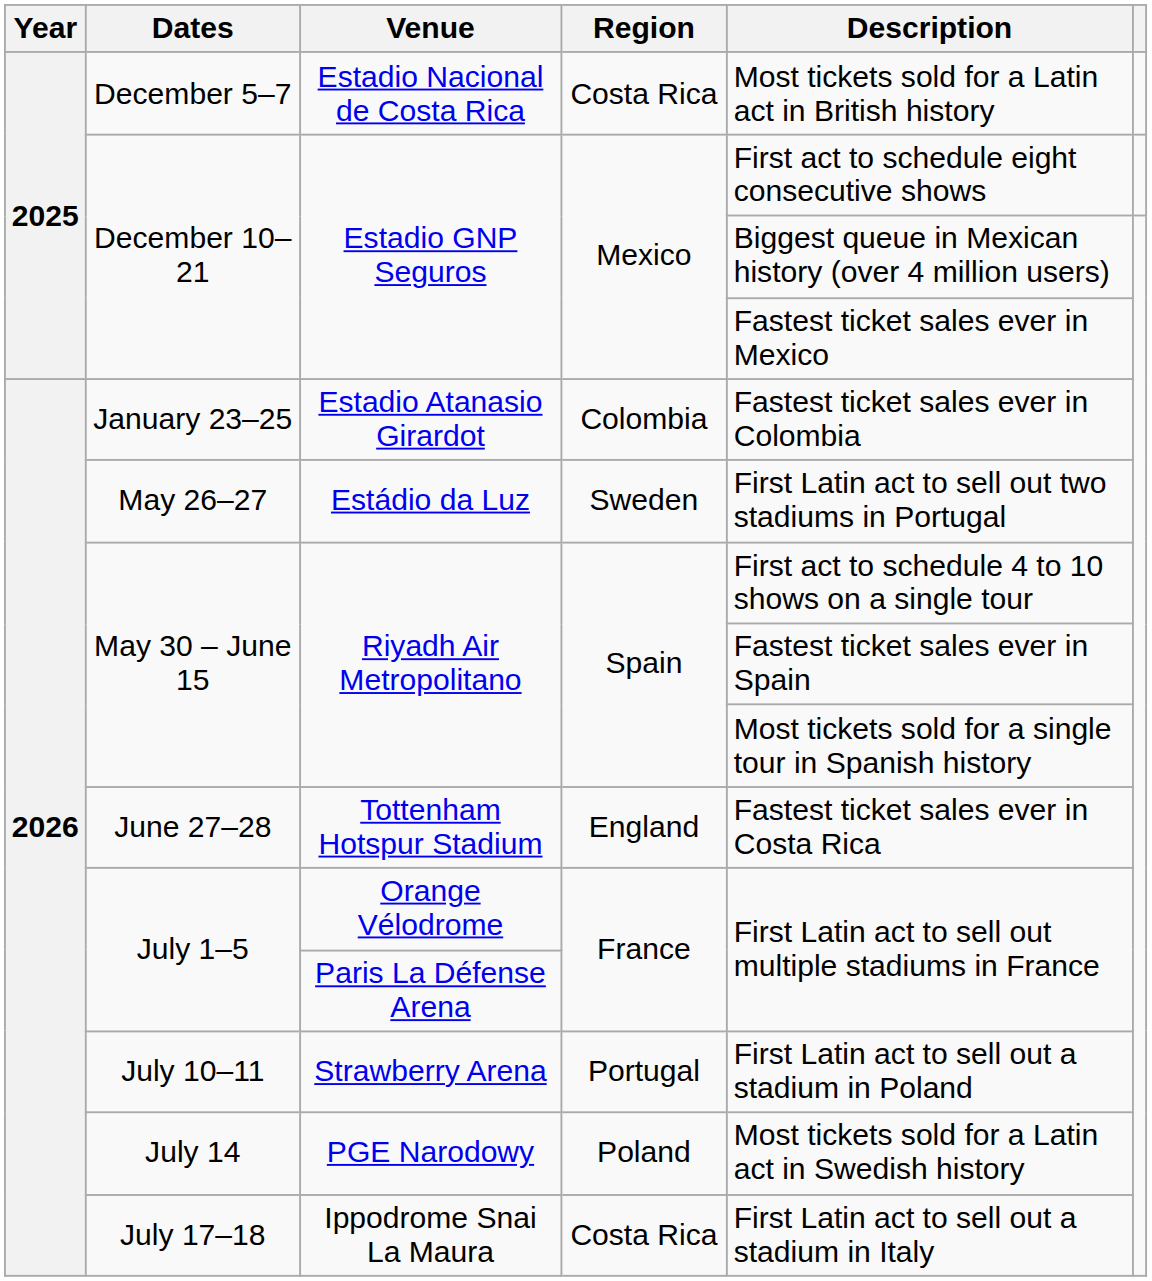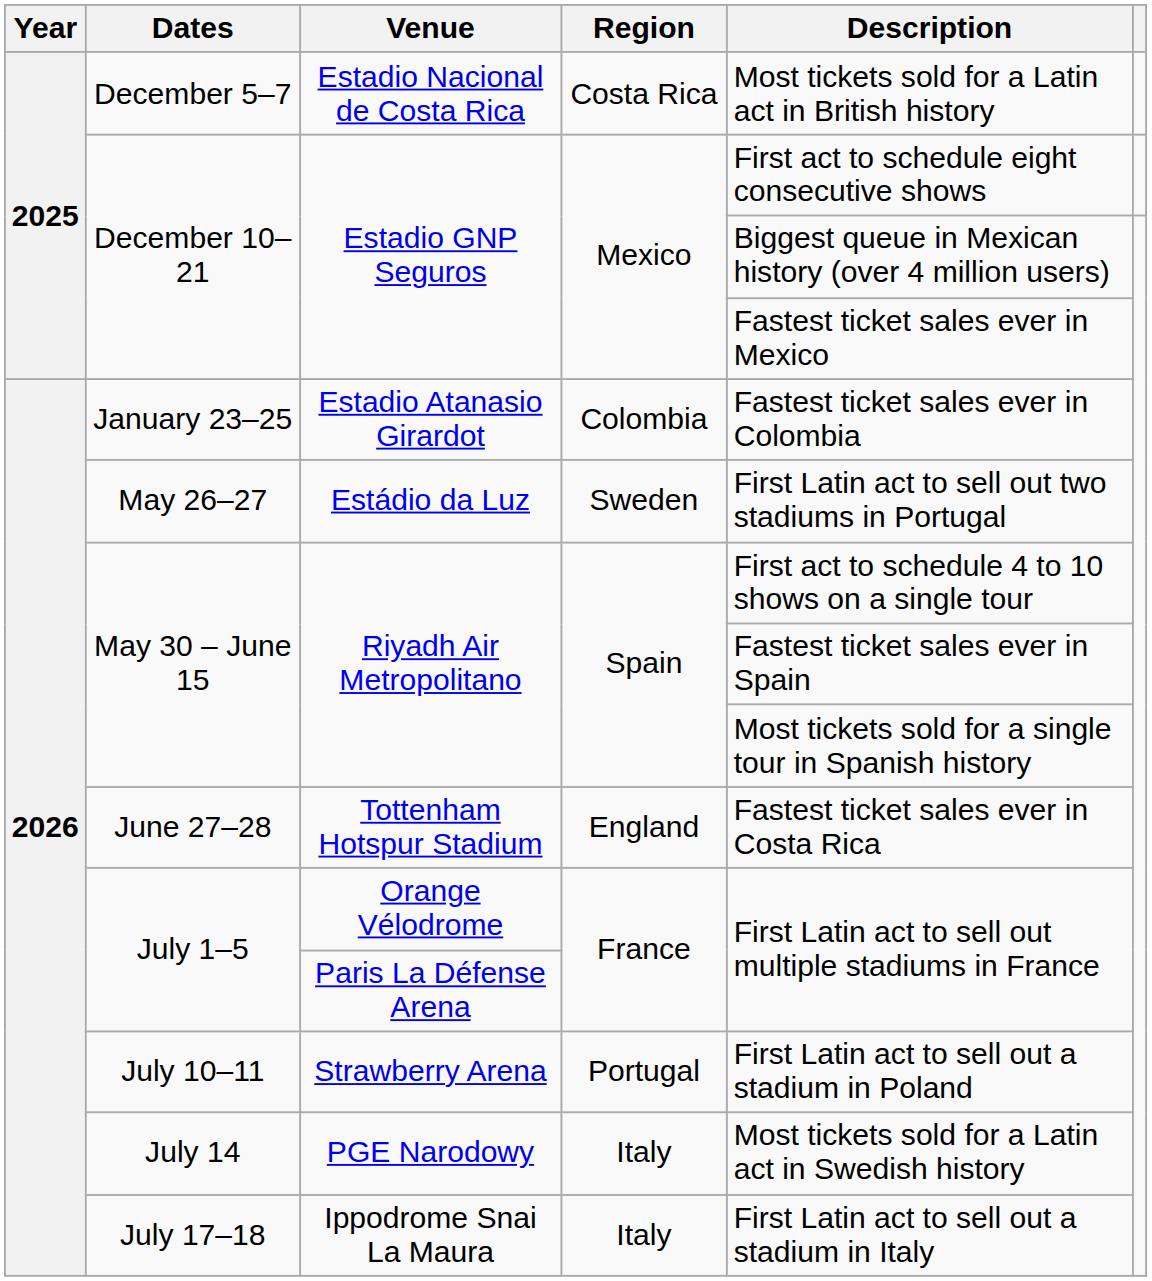(644, 1153) Poland -> (644, 1153) Italy
(644, 1234) Costa Rica -> (644, 1234) Italy
